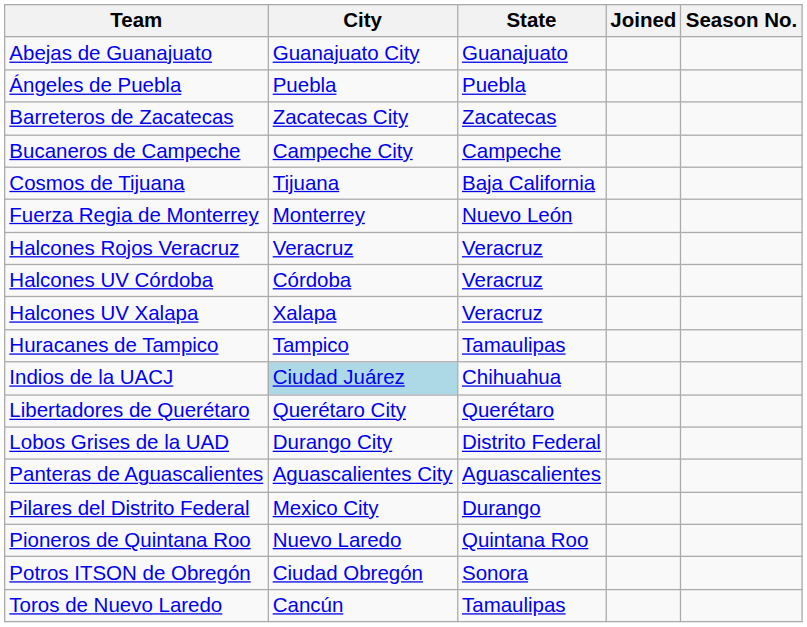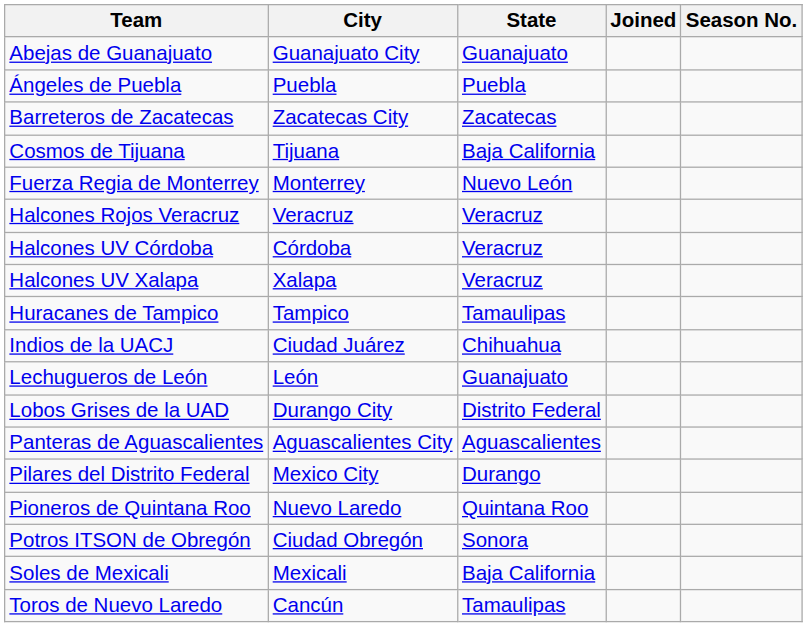- row: (125, 150)
(339, 378) lightblue background -> (339, 345) no background
+ row: (108, 378)
- row: (129, 410)
+ row: (89, 572)
